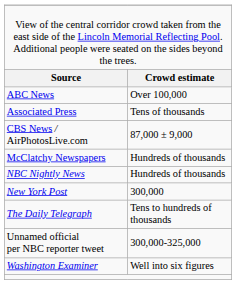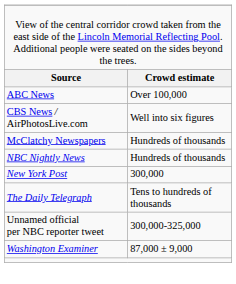- row: (42, 111)
(161, 134) 87,000 ± 9,000 -> (172, 117) Well into six figures
(172, 266) Well into six figures -> (161, 249) 87,000 ± 9,000
